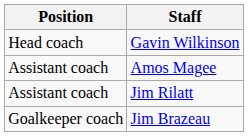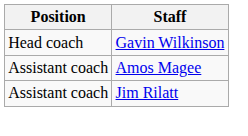- row: (170, 118)
